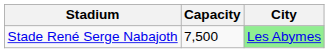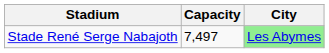(201, 36) 7,500 -> (201, 36) 7,497
